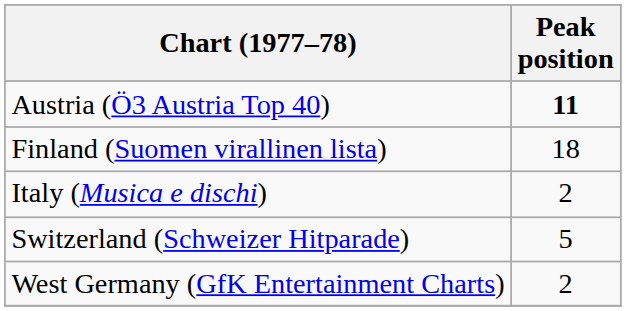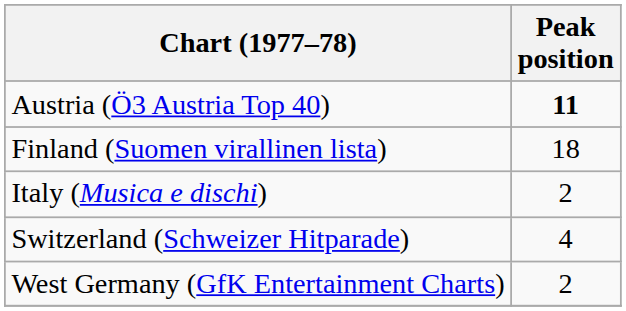(566, 238) 5 -> (566, 238) 4
